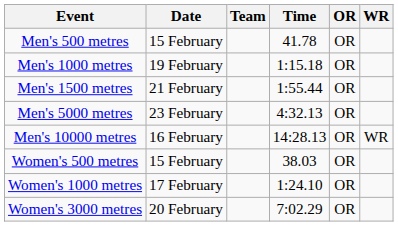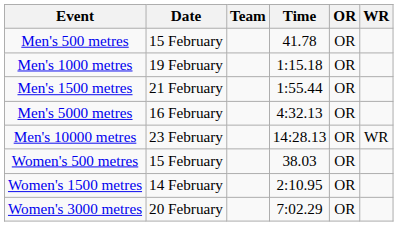(186, 112) 23 February -> (186, 112) 16 February
(186, 137) 16 February -> (186, 137) 23 February
- row: (75, 185)
+ row: (75, 185)
